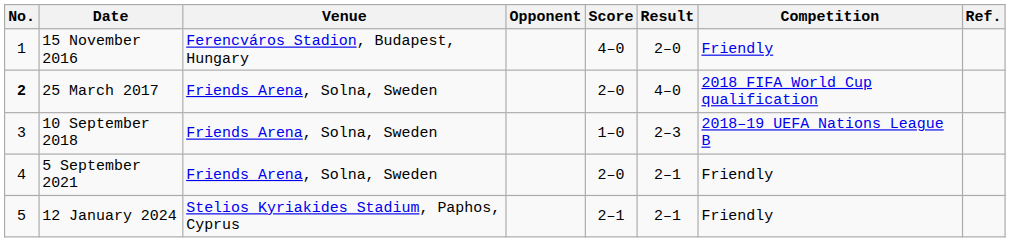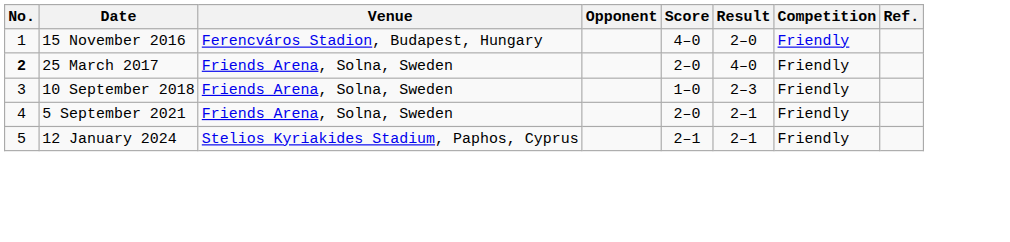(787, 91) 2018 FIFA World Cup qualification -> (813, 65) Friendly
(823, 133) 2018–19 UEFA Nations League B -> (813, 90) Friendly
